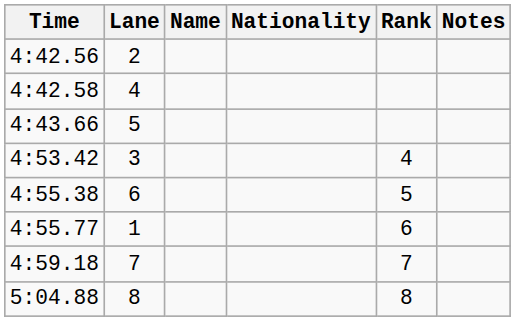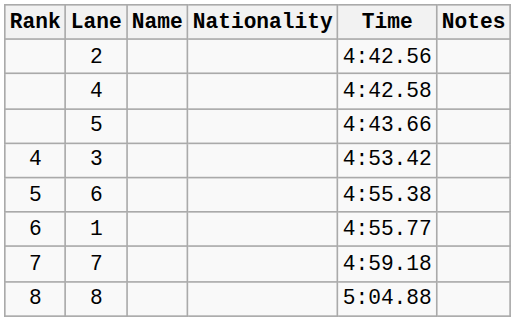columns swapped: (406, 22) <-> (54, 22)
